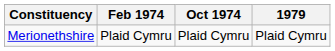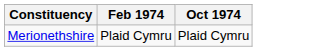- column: (291, 14)
